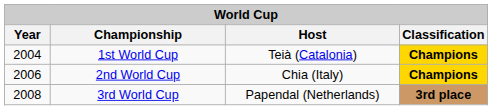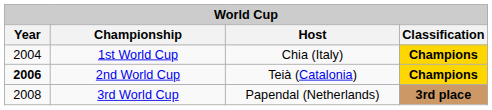(312, 55) Teià (Catalonia) -> (312, 55) Chia (Italy)
(27, 75) normal -> (27, 75) bold
(312, 75) Chia (Italy) -> (312, 75) Teià (Catalonia)
